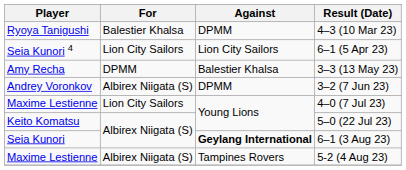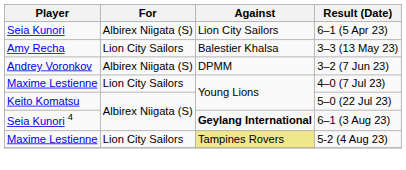- row: (357, 30)
(40, 49) Seia Kunori 4 -> (36, 30) Seia Kunori
(143, 49) Lion City Sailors -> (148, 30) Albirex Niigata (S)
(120, 68) DPMM -> (143, 48) Lion City Sailors
(36, 139) Seia Kunori -> (40, 120) Seia Kunori 4
(148, 156) Albirex Niigata (S) -> (143, 139) Lion City Sailors
(241, 156) no background -> (241, 139) khaki background
